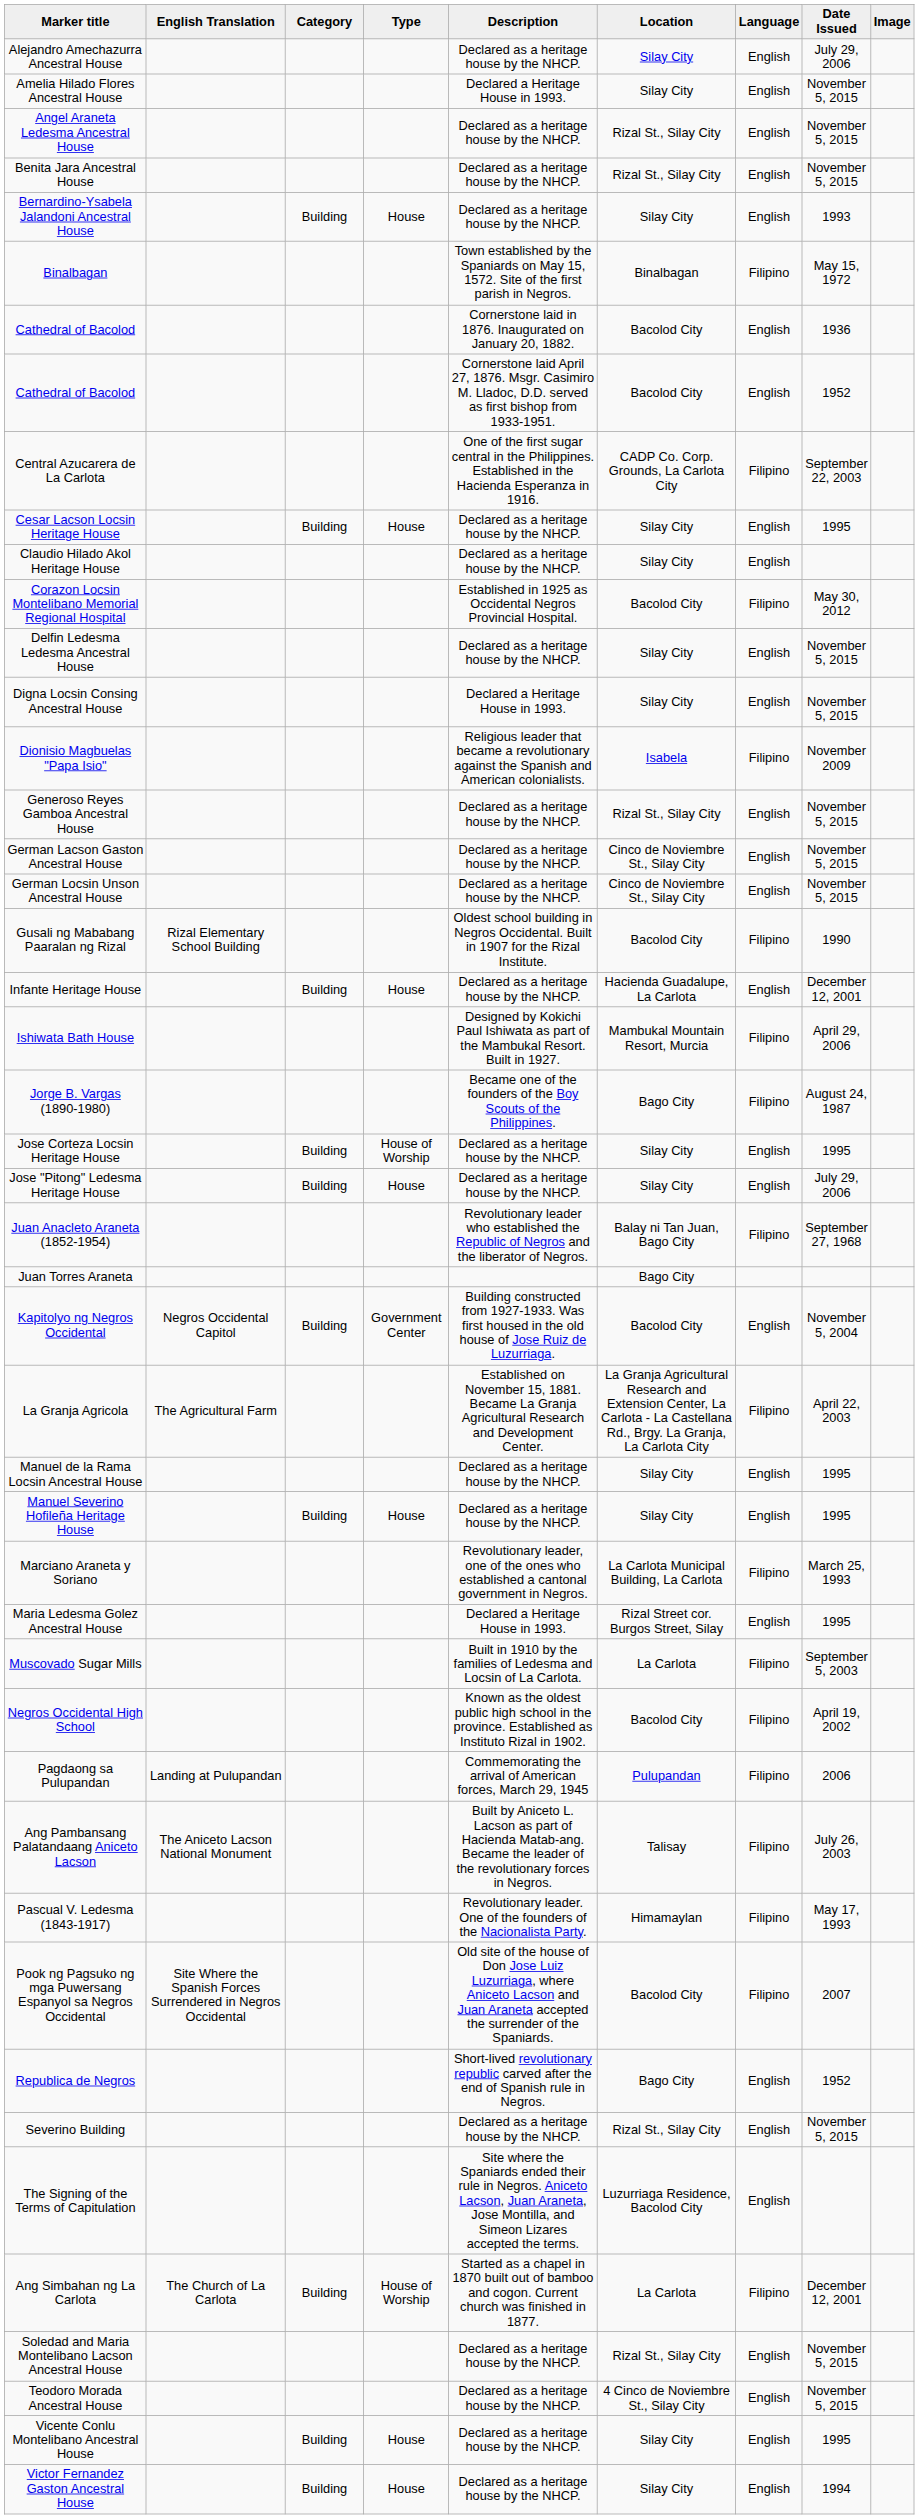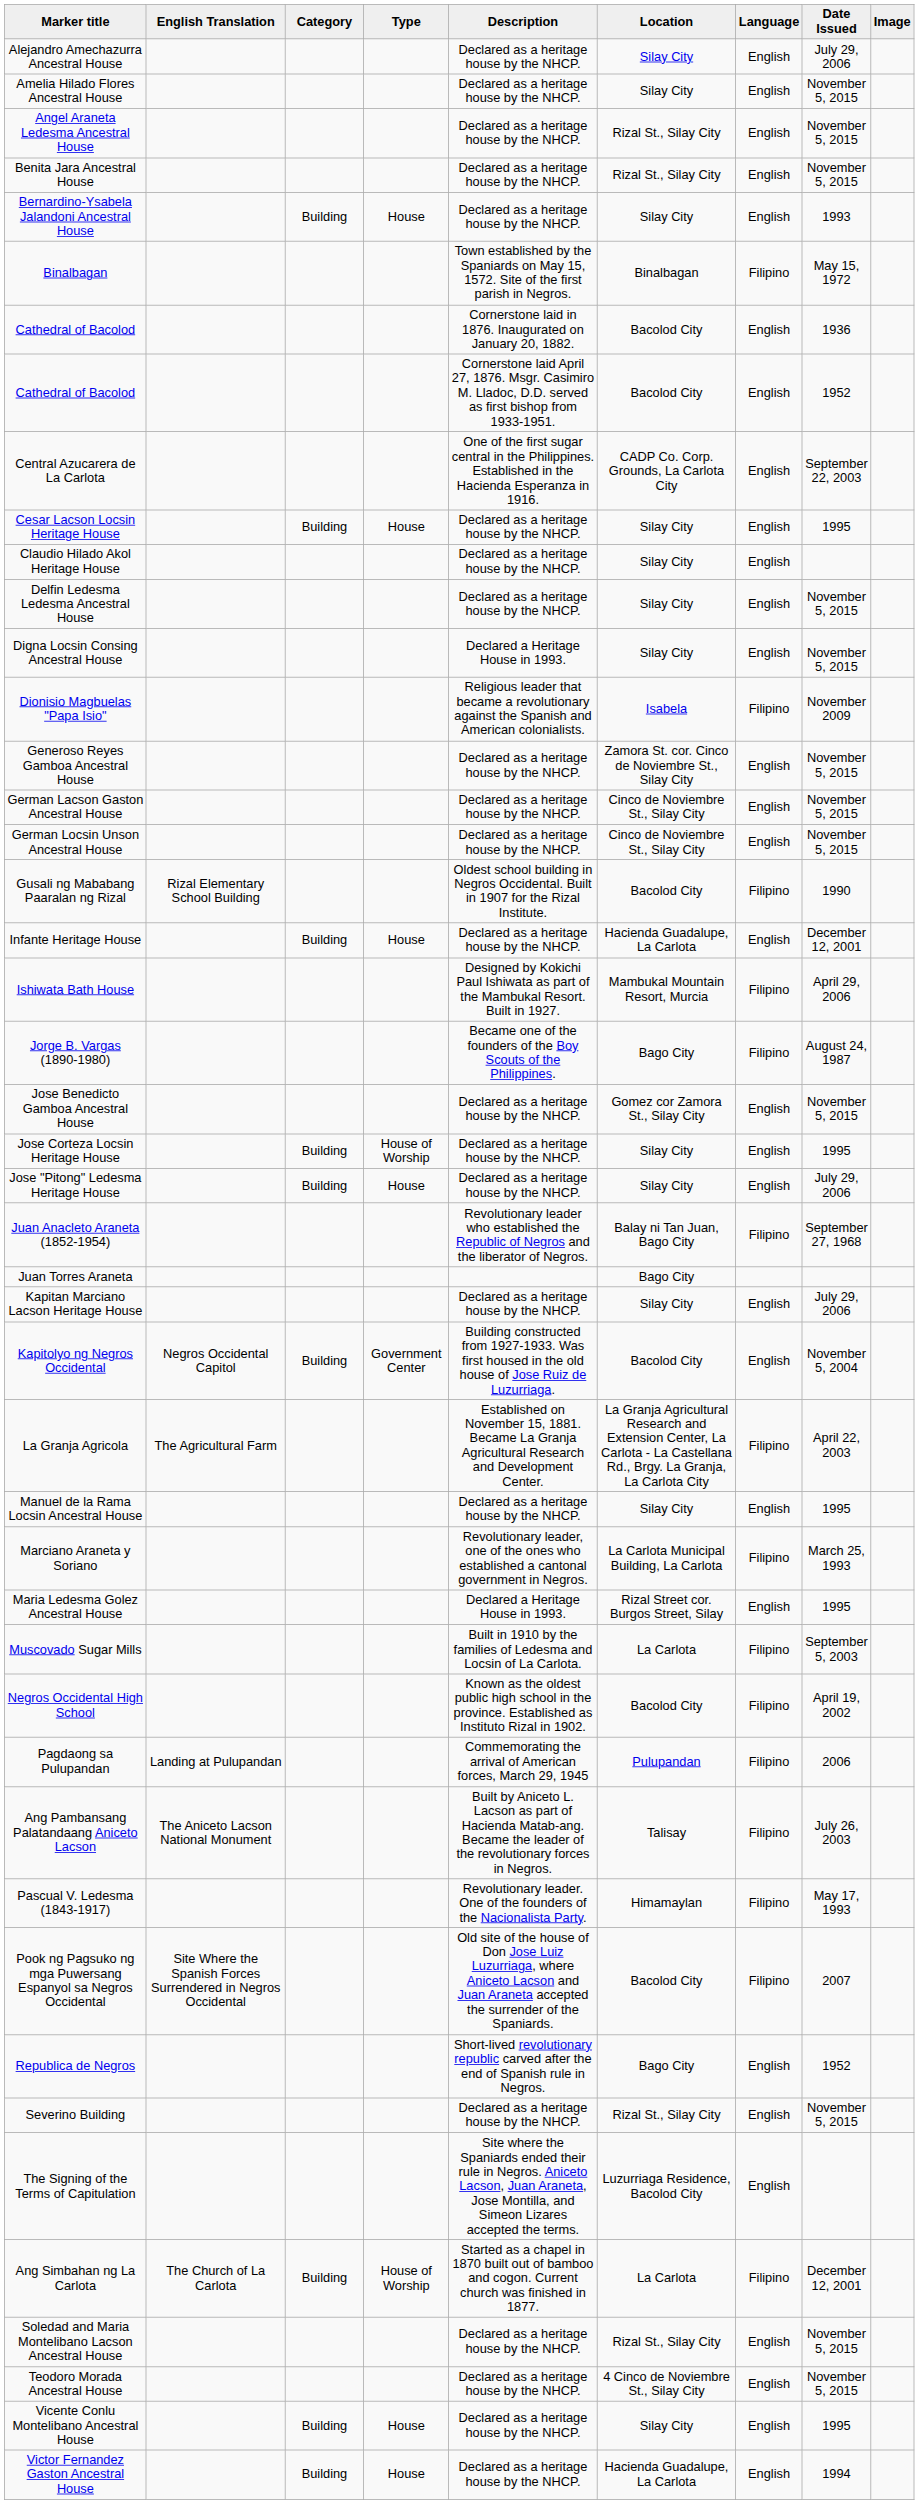(523, 91) Declared a Heritage House in 1993. -> (523, 91) Declared as a heritage house by the NHCP.
(769, 470) Filipino -> (769, 470) English
- row: (75, 603)
(666, 814) Rizal St., Silay City -> (666, 765) Zamora St. cor. Cinco de Noviembre St., Silay City
+ row: (75, 1109)
+ row: (75, 1304)
- row: (75, 1516)
(666, 2489) Silay City -> (667, 2474) Hacienda Guadalupe, La Carlota
